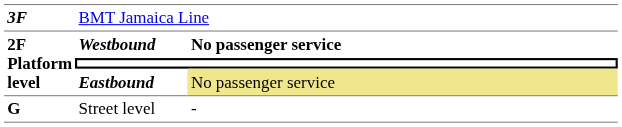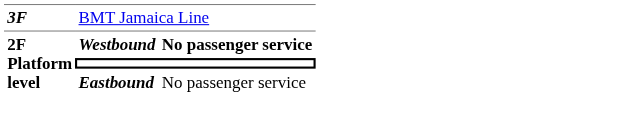(263, 81) khaki background -> (234, 81) no background
- row: (117, 108)
